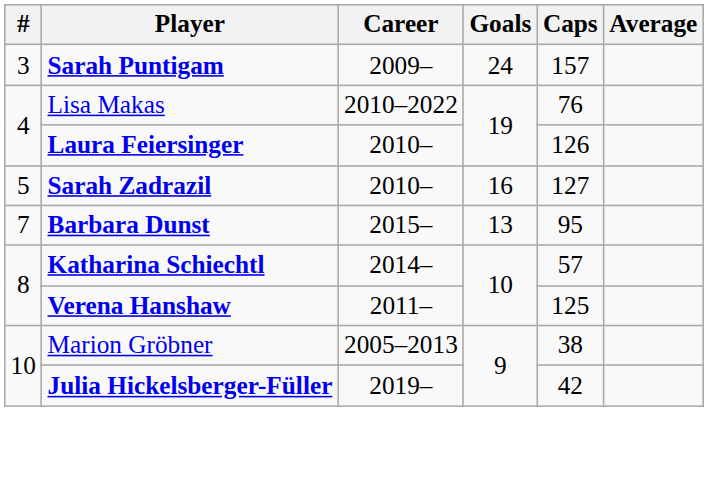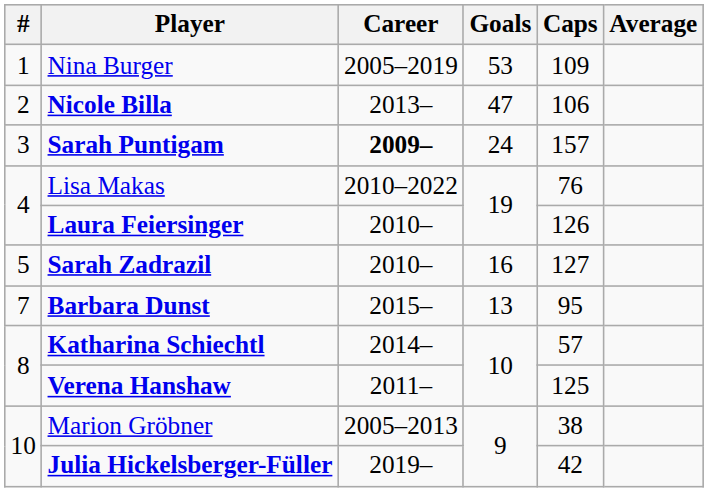+ row: (110, 64)
+ row: (110, 104)
(401, 64) normal -> (401, 144) bold
